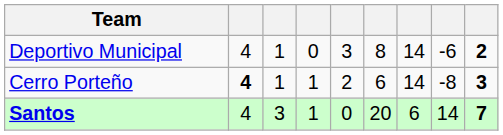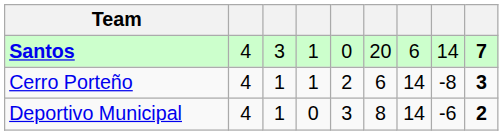rows swapped: (42, 113) <-> (96, 51)
(246, 82) bold -> (246, 82) normal
